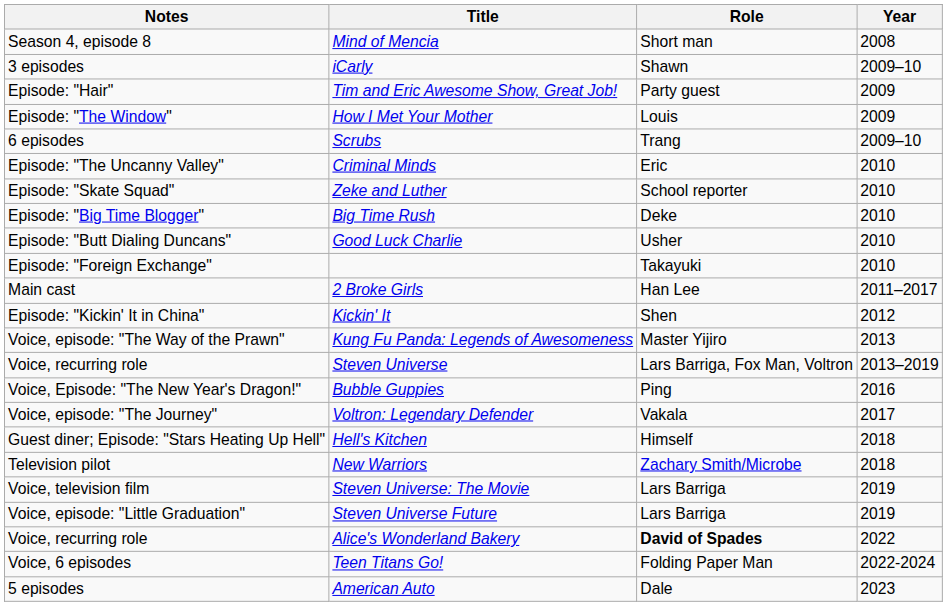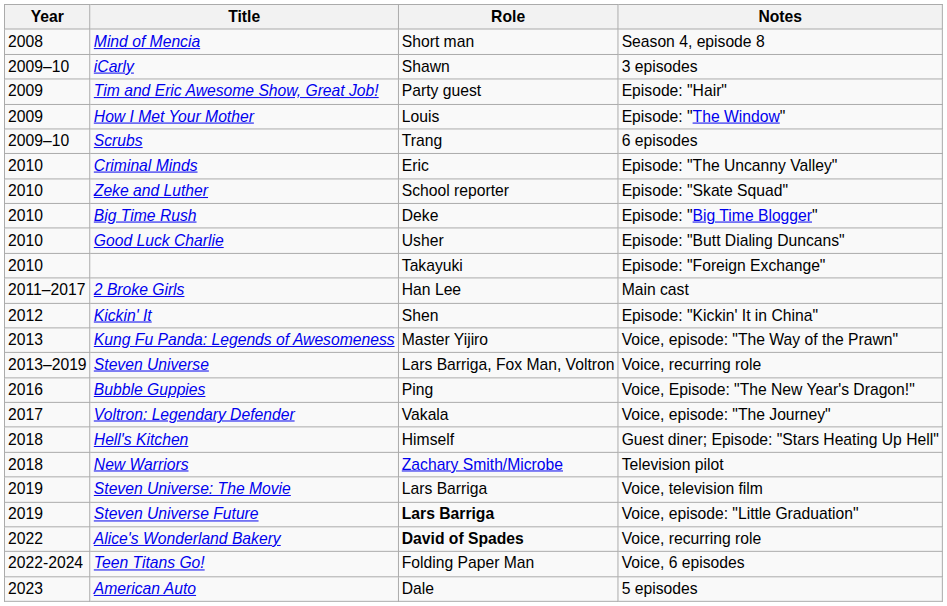columns swapped: (899, 16) <-> (167, 16)
(683, 514) normal -> (448, 514) bold
